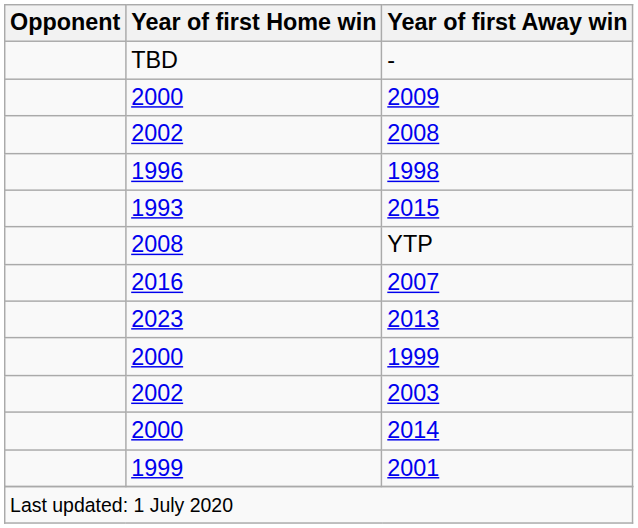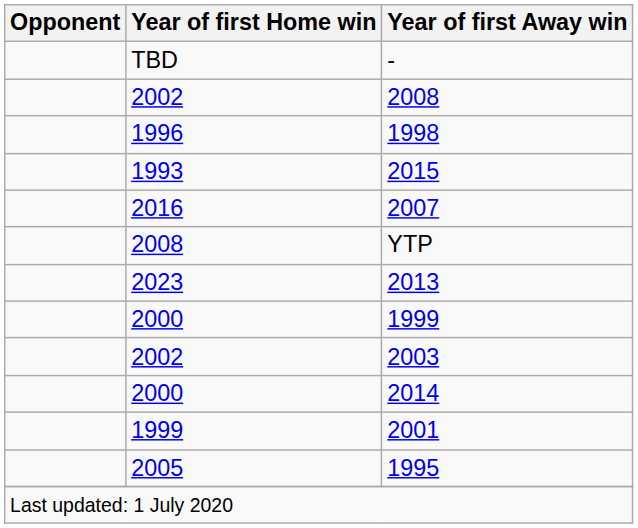- row: (413, 97)
rows swapped: (413, 282) <-> (410, 245)
+ row: (413, 467)
